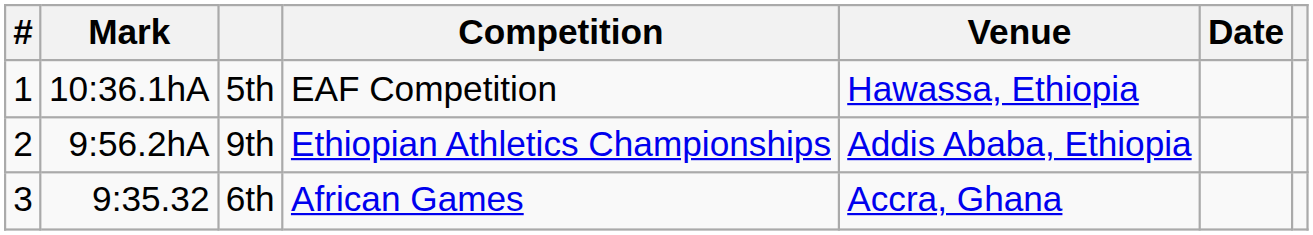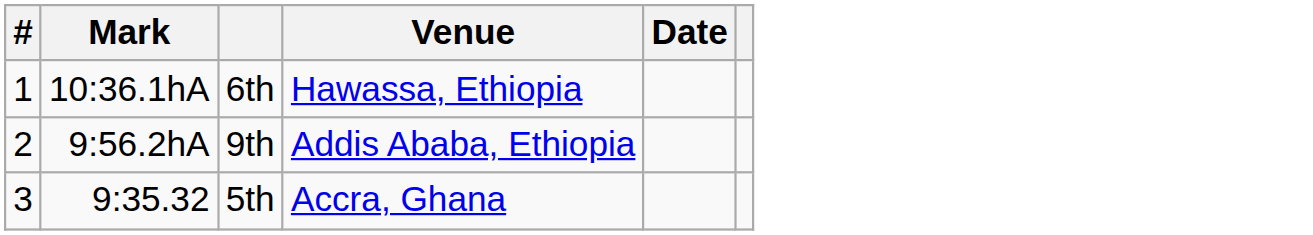- column: (561, 32)
(250, 88) 5th -> (250, 88) 6th
(250, 199) 6th -> (250, 199) 5th
